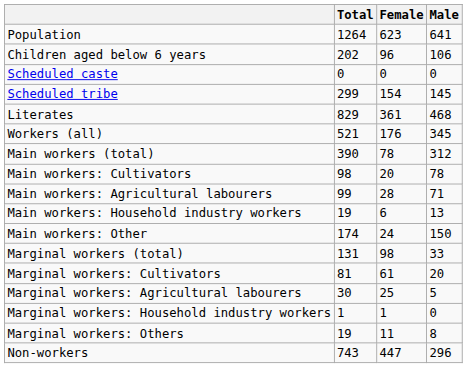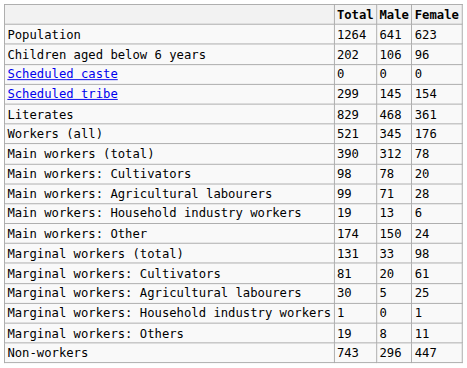columns swapped: (444, 14) <-> (402, 14)
